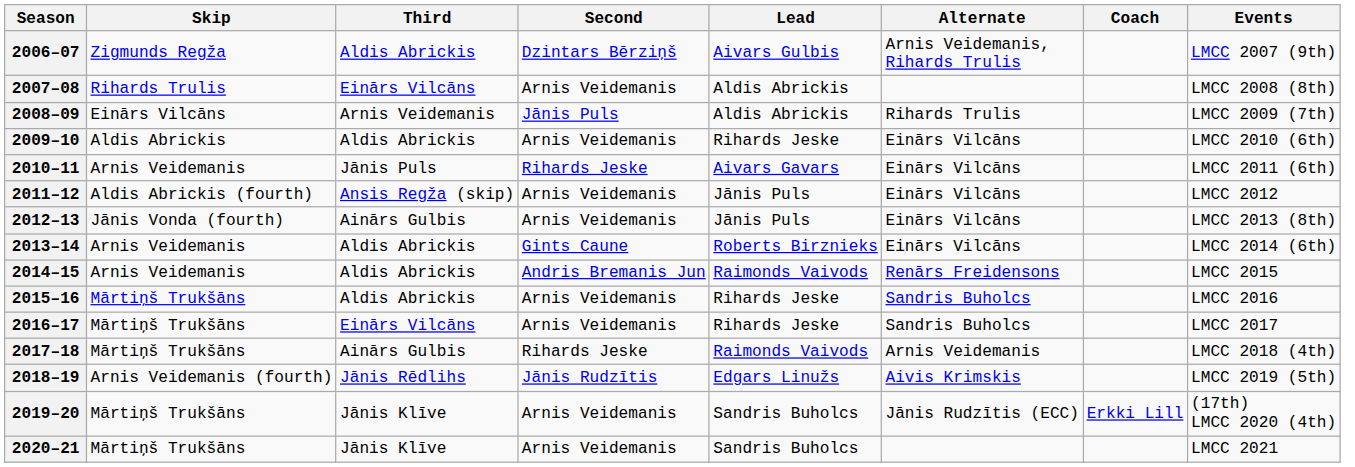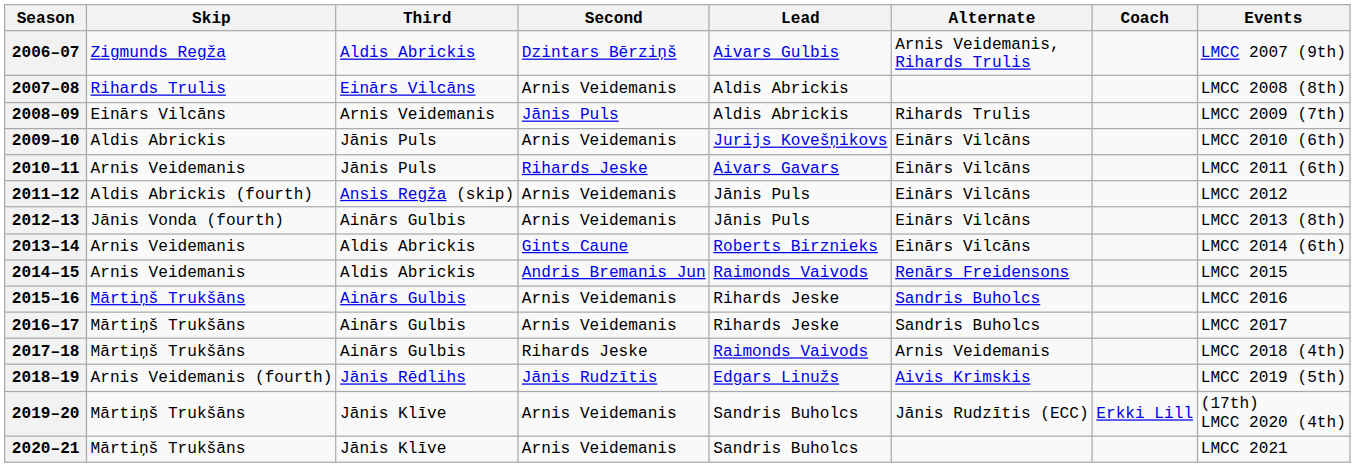(408, 141) Aldis Abrickis -> (388, 141) Jānis Puls
(776, 141) Rihards Jeske -> (800, 141) Jurijs Kovešņikovs
(408, 299) Aldis Abrickis -> (403, 299) Ainārs Gulbis
(408, 325) Einārs Vilcāns -> (403, 325) Ainārs Gulbis
